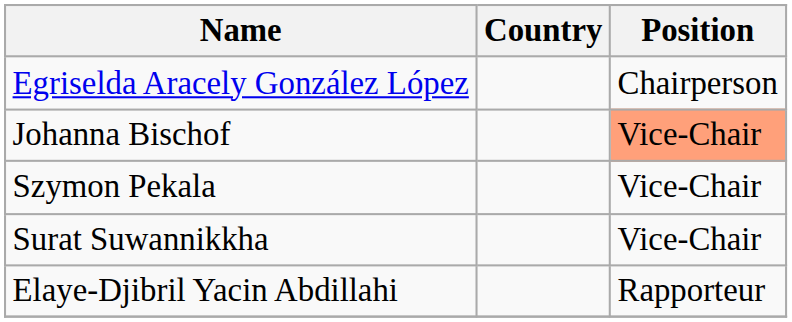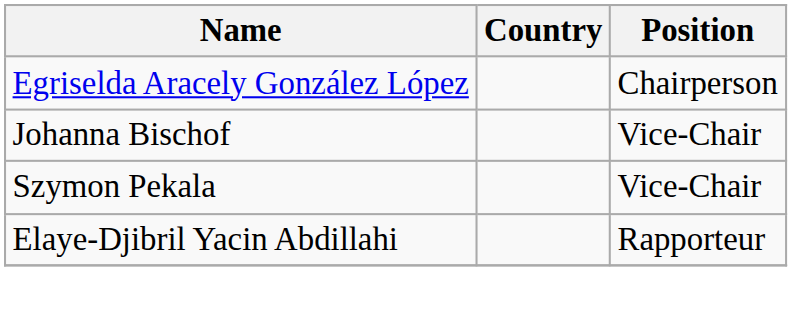(689, 134) lightsalmon background -> (689, 134) no background
- row: (141, 238)
